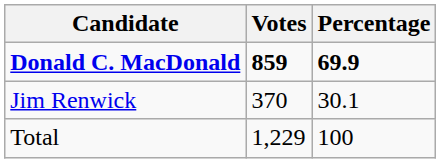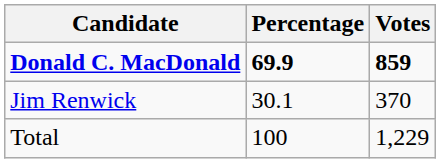columns swapped: (279, 23) <-> (374, 23)
